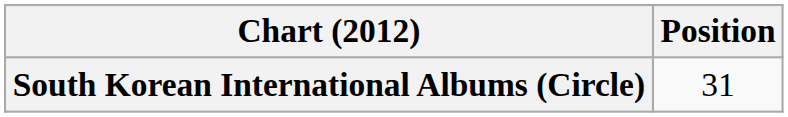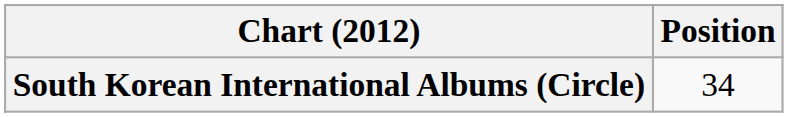(718, 84) 31 -> (718, 84) 34
